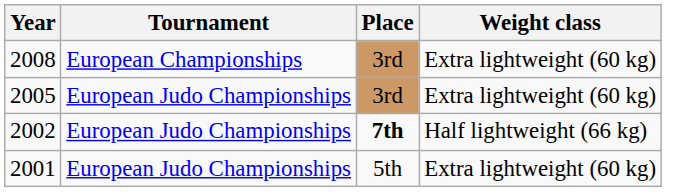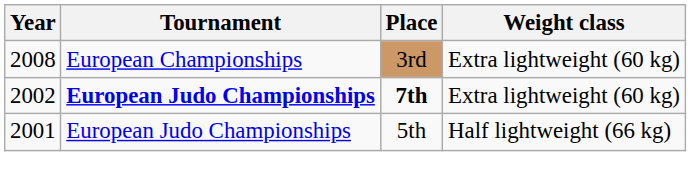- row: (33, 95)
(209, 131) normal -> (221, 95) bold
(536, 131) Half lightweight (66 kg) -> (564, 95) Extra lightweight (60 kg)
(540, 167) Extra lightweight (60 kg) -> (560, 131) Half lightweight (66 kg)
